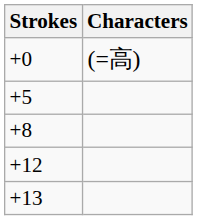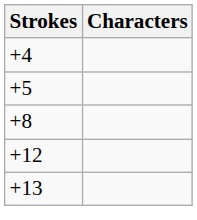- row: (21, 59)
+ row: (21, 54)
